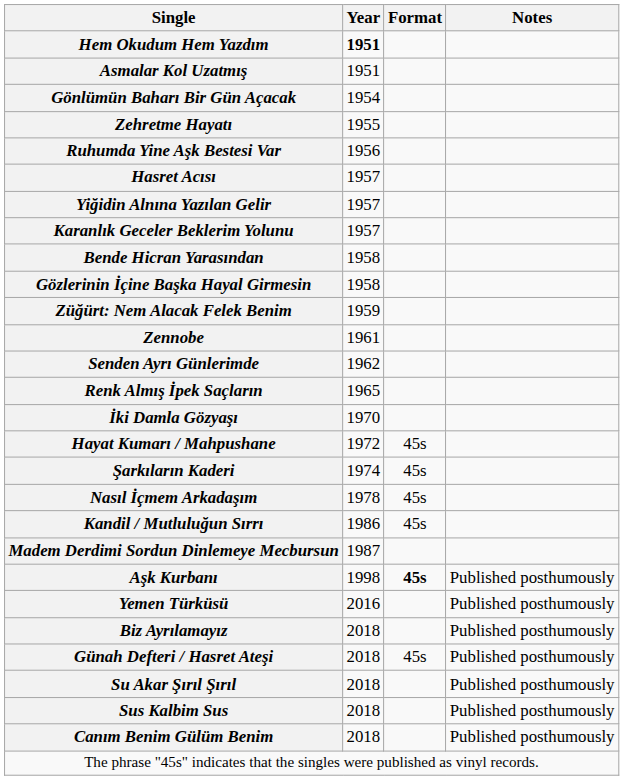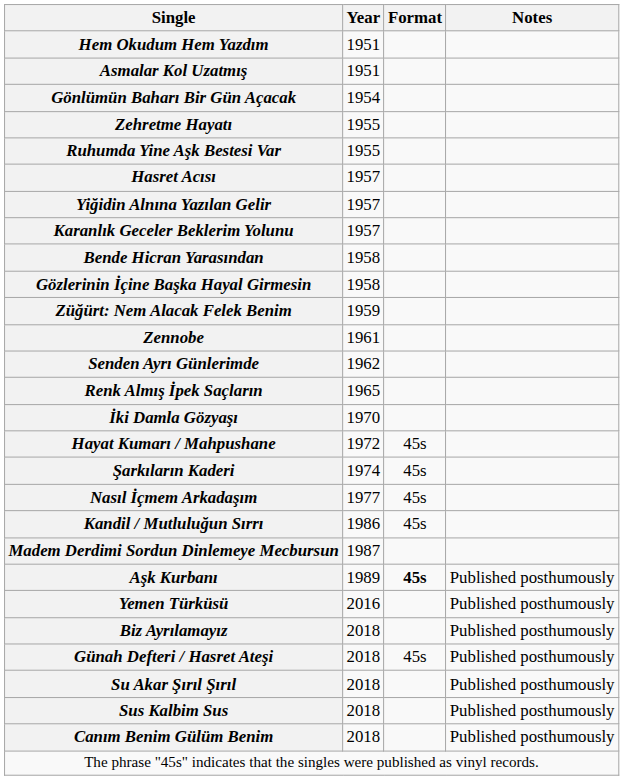(363, 44) bold -> (363, 44) normal
(363, 151) 1956 -> (363, 151) 1955
(363, 497) 1978 -> (363, 497) 1977
(363, 577) 1998 -> (363, 577) 1989
